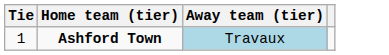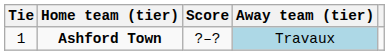+ column: (208, 16)
